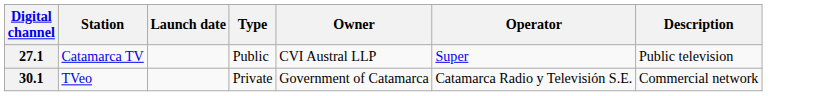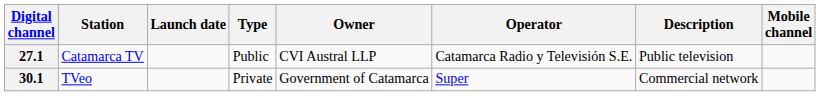+ column: (789, 24)
(452, 56) Super -> (534, 56) Catamarca Radio y Televisión S.E.
(534, 79) Catamarca Radio y Televisión S.E. -> (452, 79) Super
